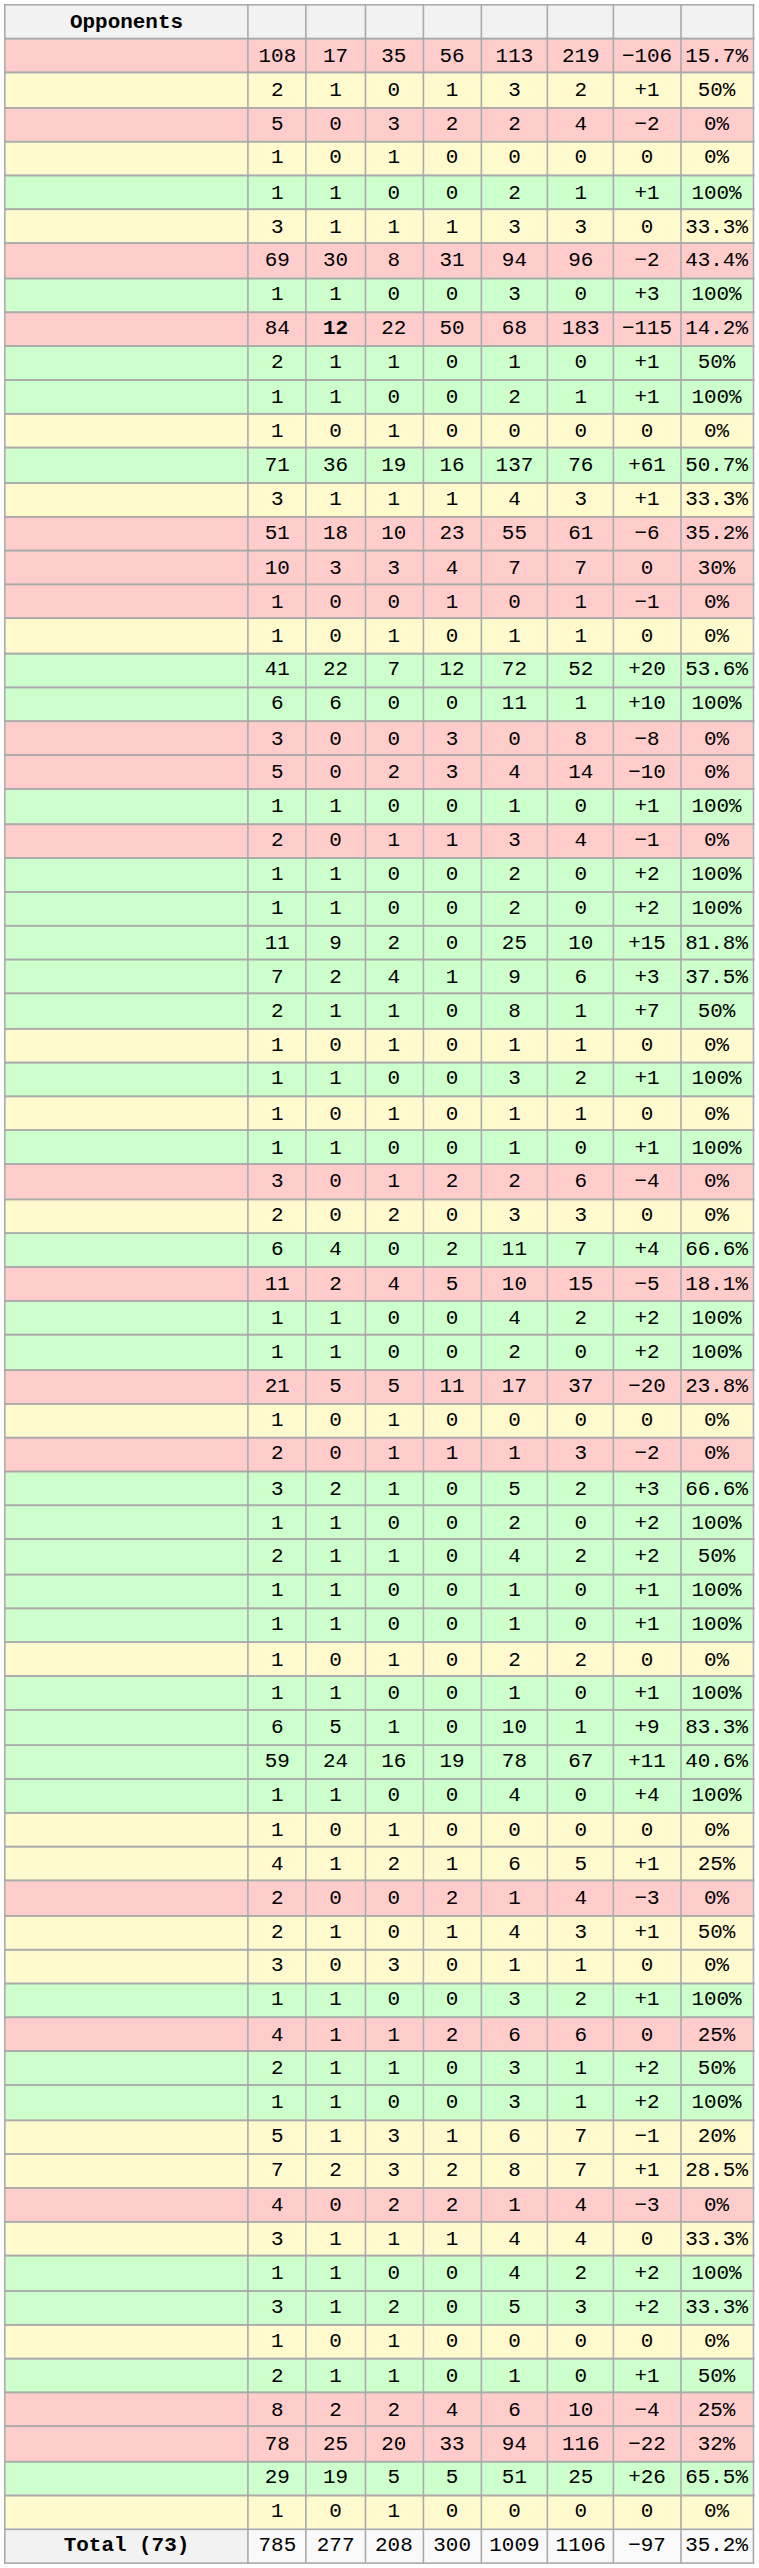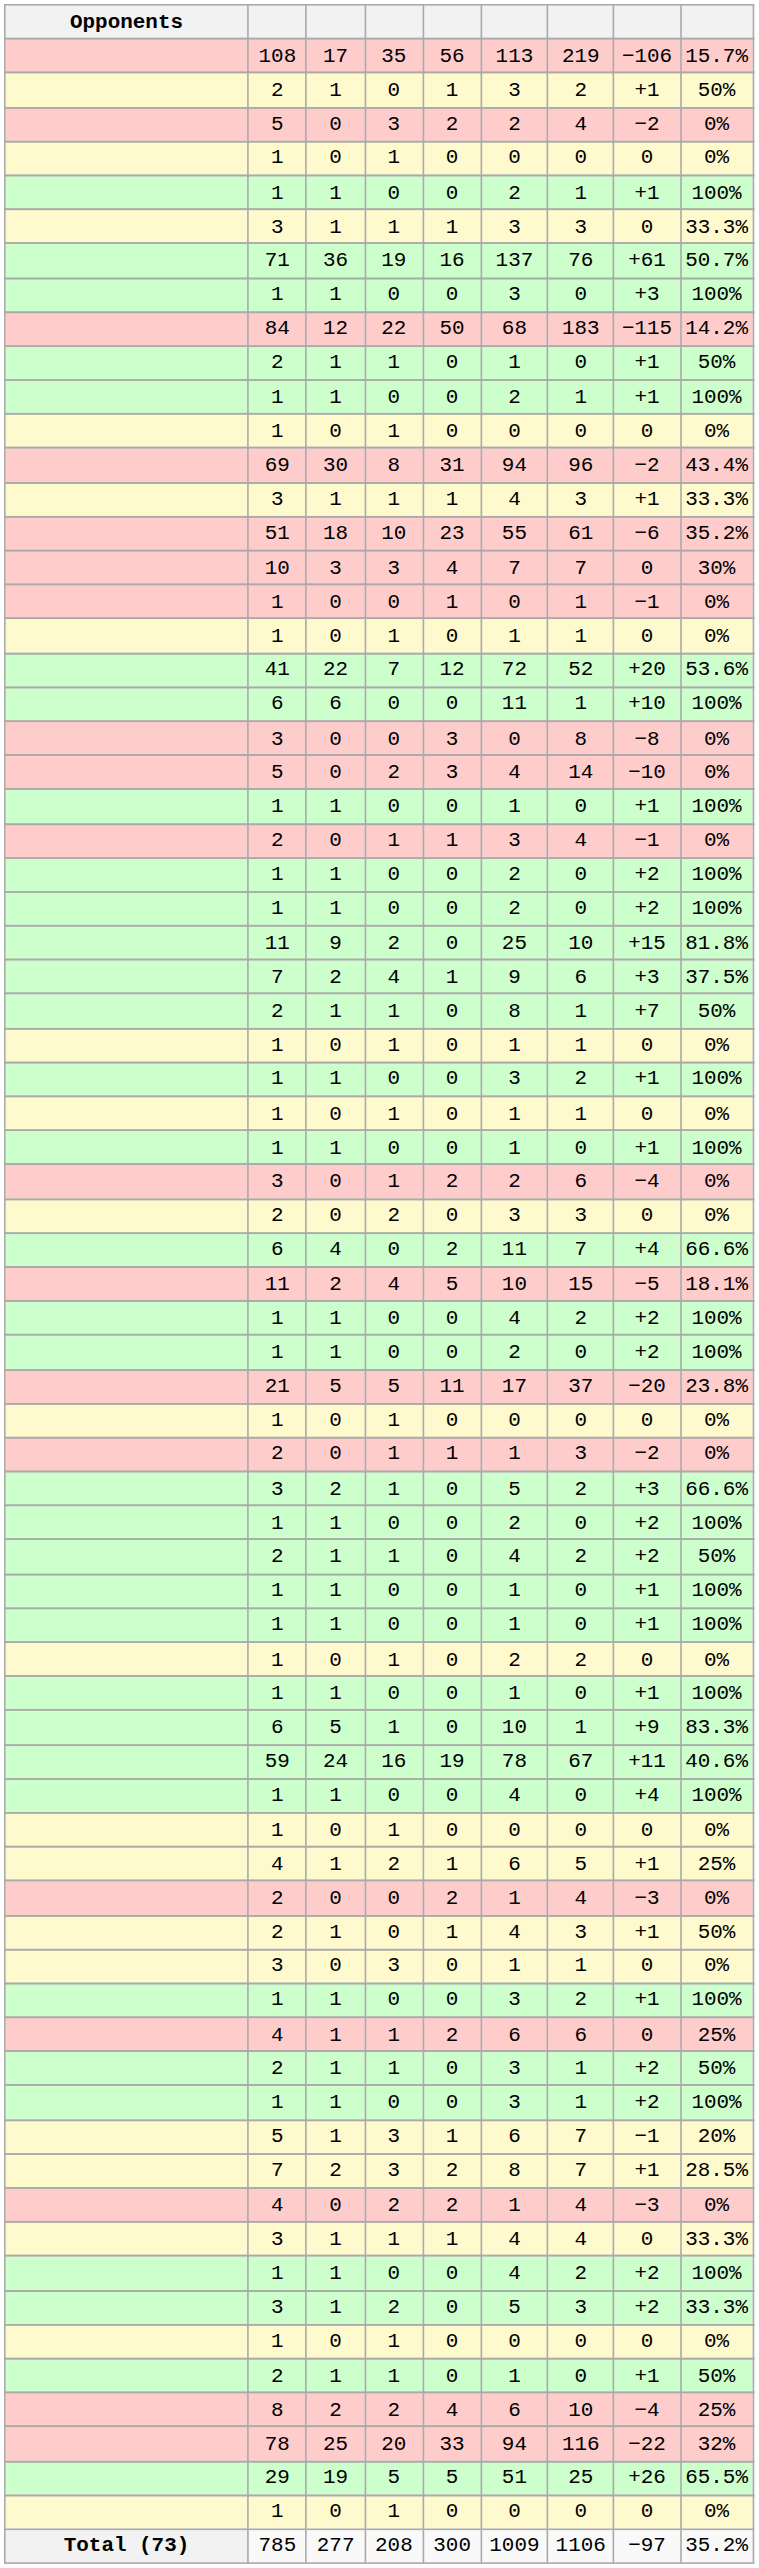rows swapped: (277, 465) <-> (277, 261)
(336, 329) bold -> (336, 329) normal
